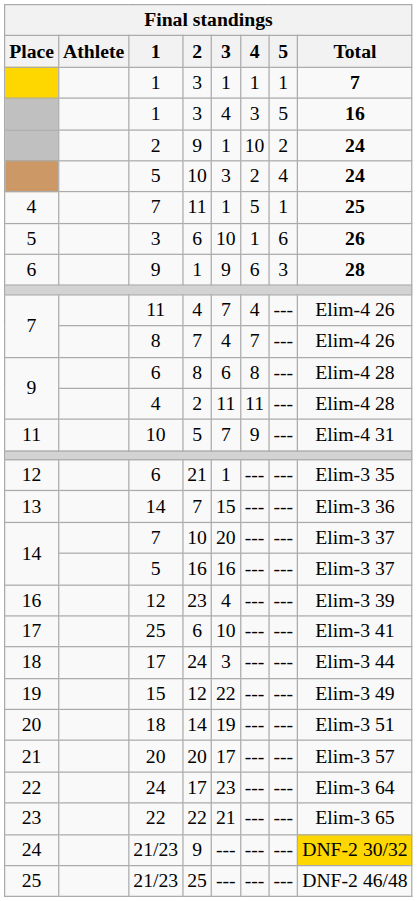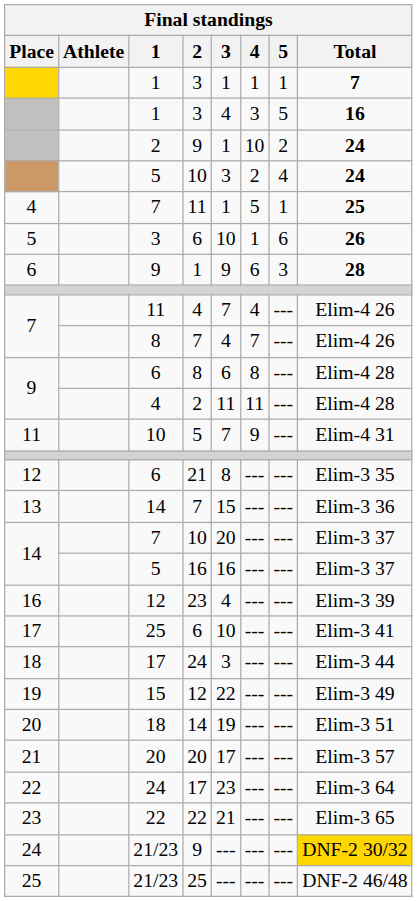(226, 475) 1 -> (226, 475) 8
